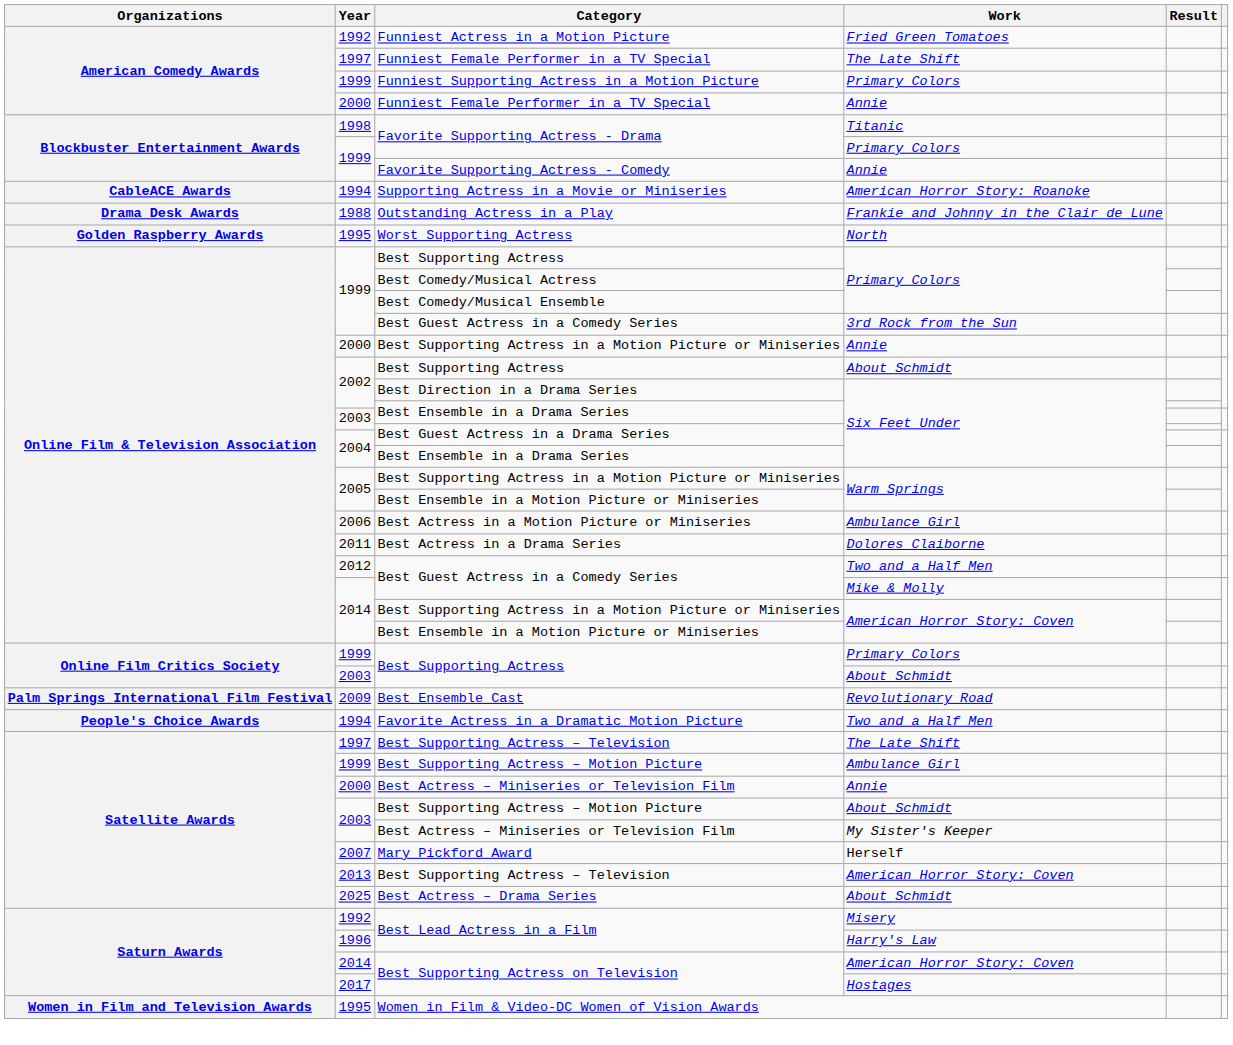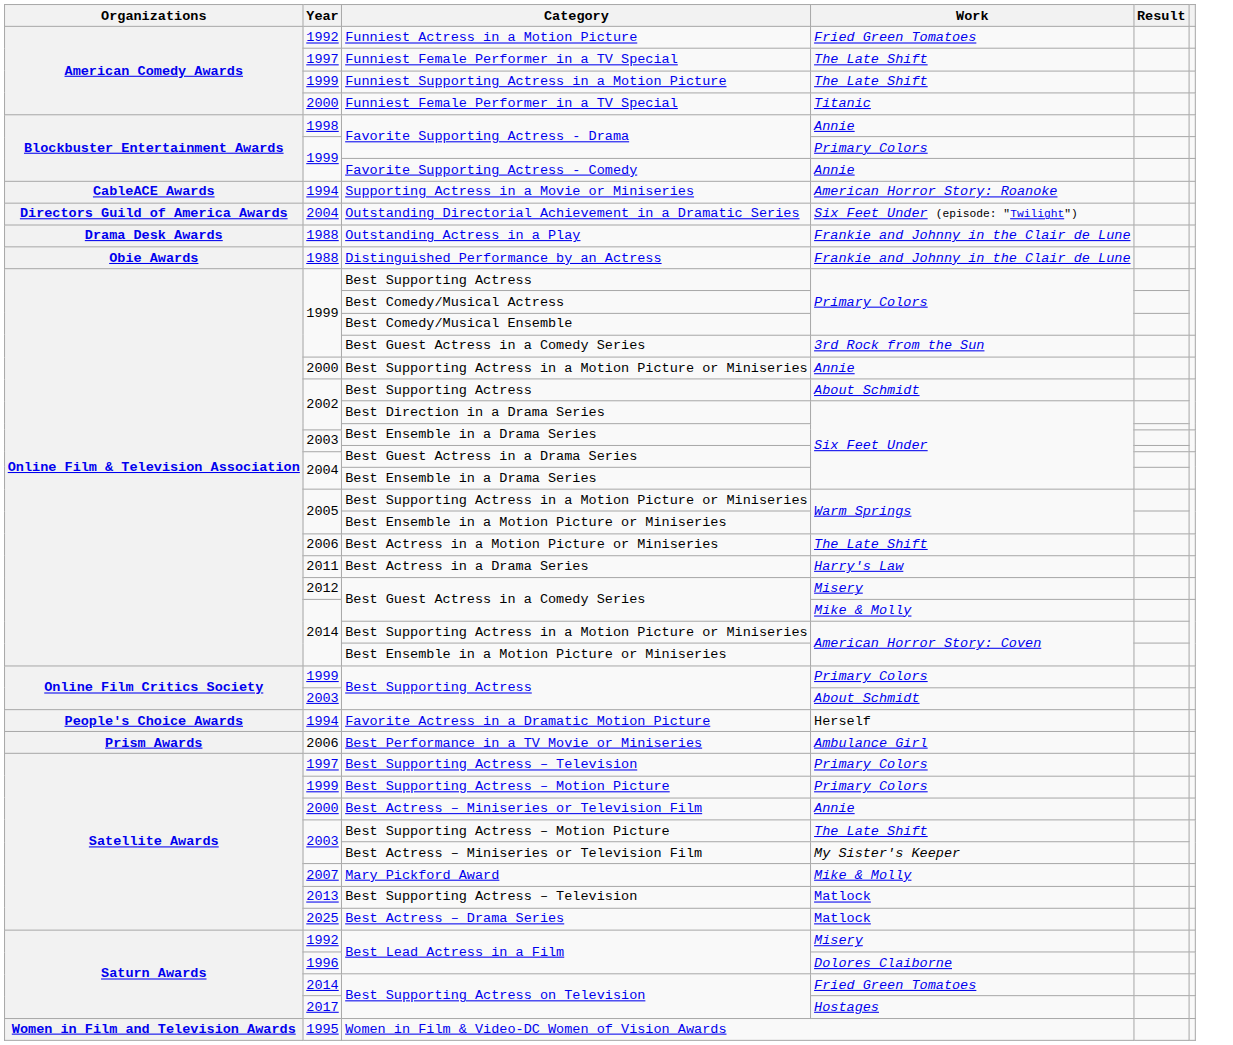(903, 82) Primary Colors -> (871, 82) The Late Shift
(867, 104) Annie -> (842, 104) Titanic
(875, 126) Titanic -> (834, 126) Annie
+ row: (322, 214)
- row: (355, 236)
+ row: (322, 258)
(903, 522) Ambulance Girl -> (871, 544) The Late Shift
(915, 544) Dolores Claiborne -> (859, 566) Harry's Law
(920, 566) Two and a Half Men -> (838, 588) Misery
- row: (355, 699)
(920, 721) Two and a Half Men -> (842, 721) Herself
+ row: (322, 743)
(903, 743) The Late Shift -> (871, 765) Primary Colors
(903, 765) Ambulance Girl -> (871, 787) Primary Colors
(899, 809) About Schmidt -> (871, 831) The Late Shift
(875, 853) Herself -> (863, 875) Mike & Molly
(960, 875) American Horror Story: Coven -> (842, 897) Matlock
(899, 897) About Schmidt -> (842, 919) Matlock
(891, 941) Harry's Law -> (883, 963) Dolores Claiborne
(960, 963) American Horror Story: Coven -> (895, 985) Fried Green Tomatoes
